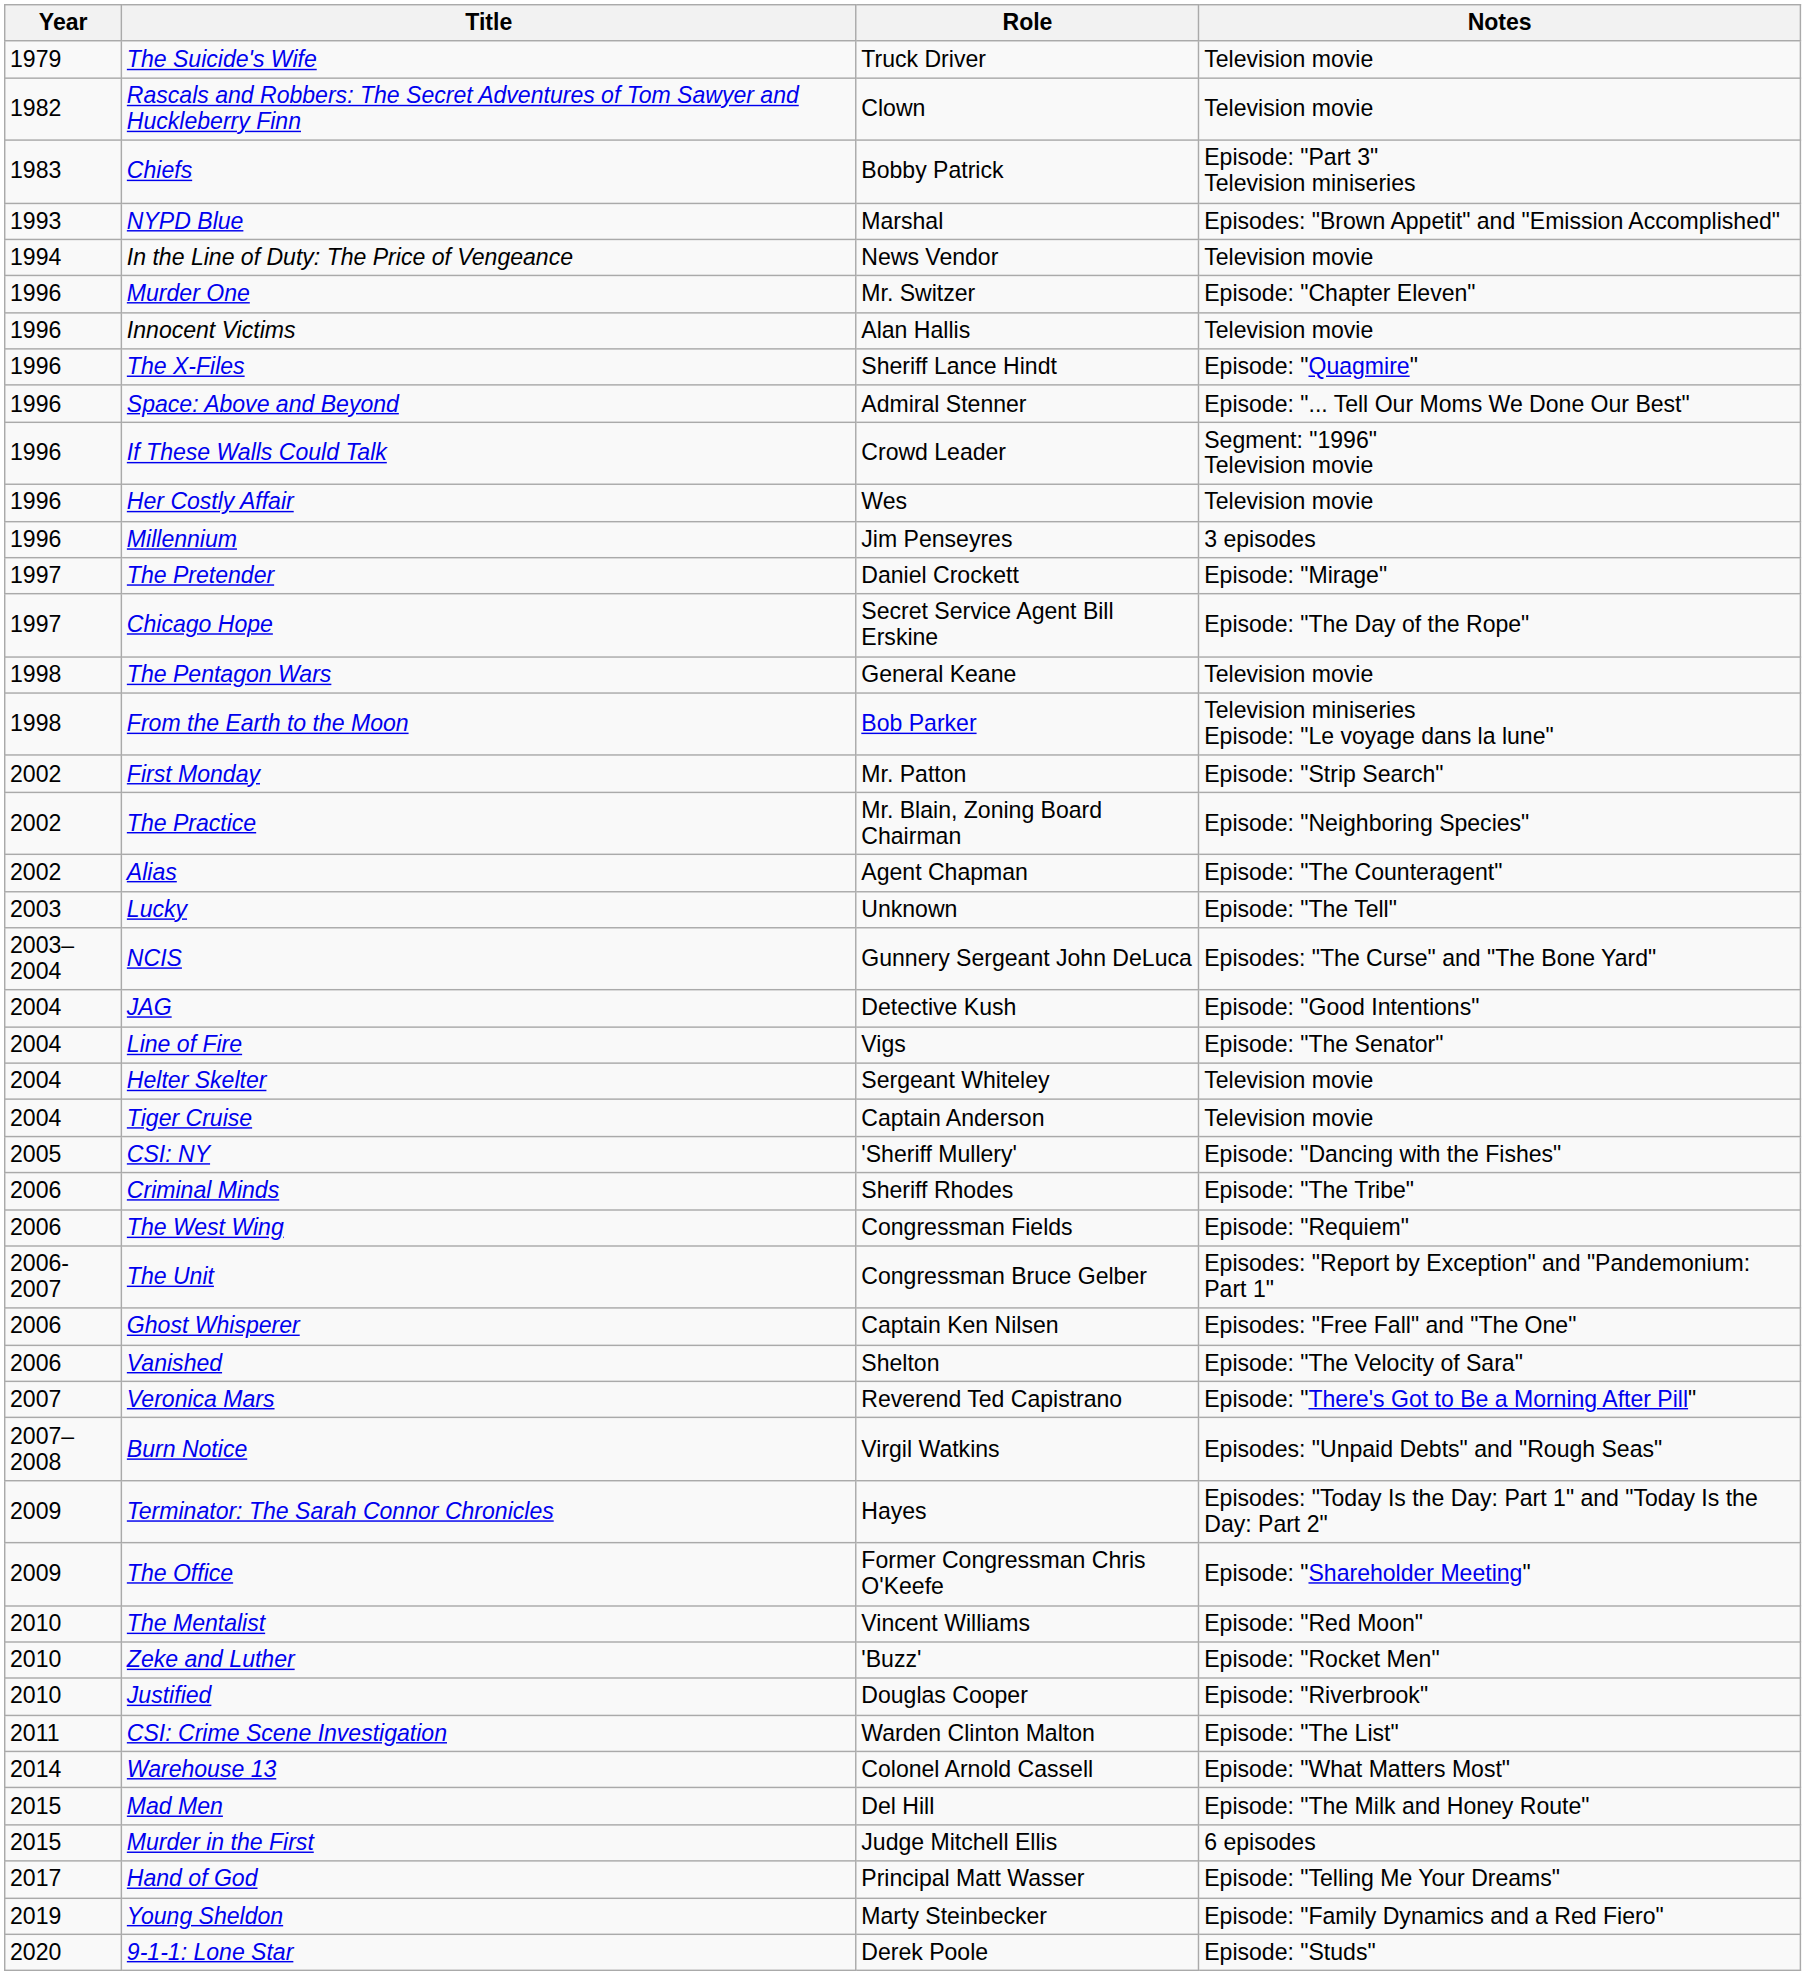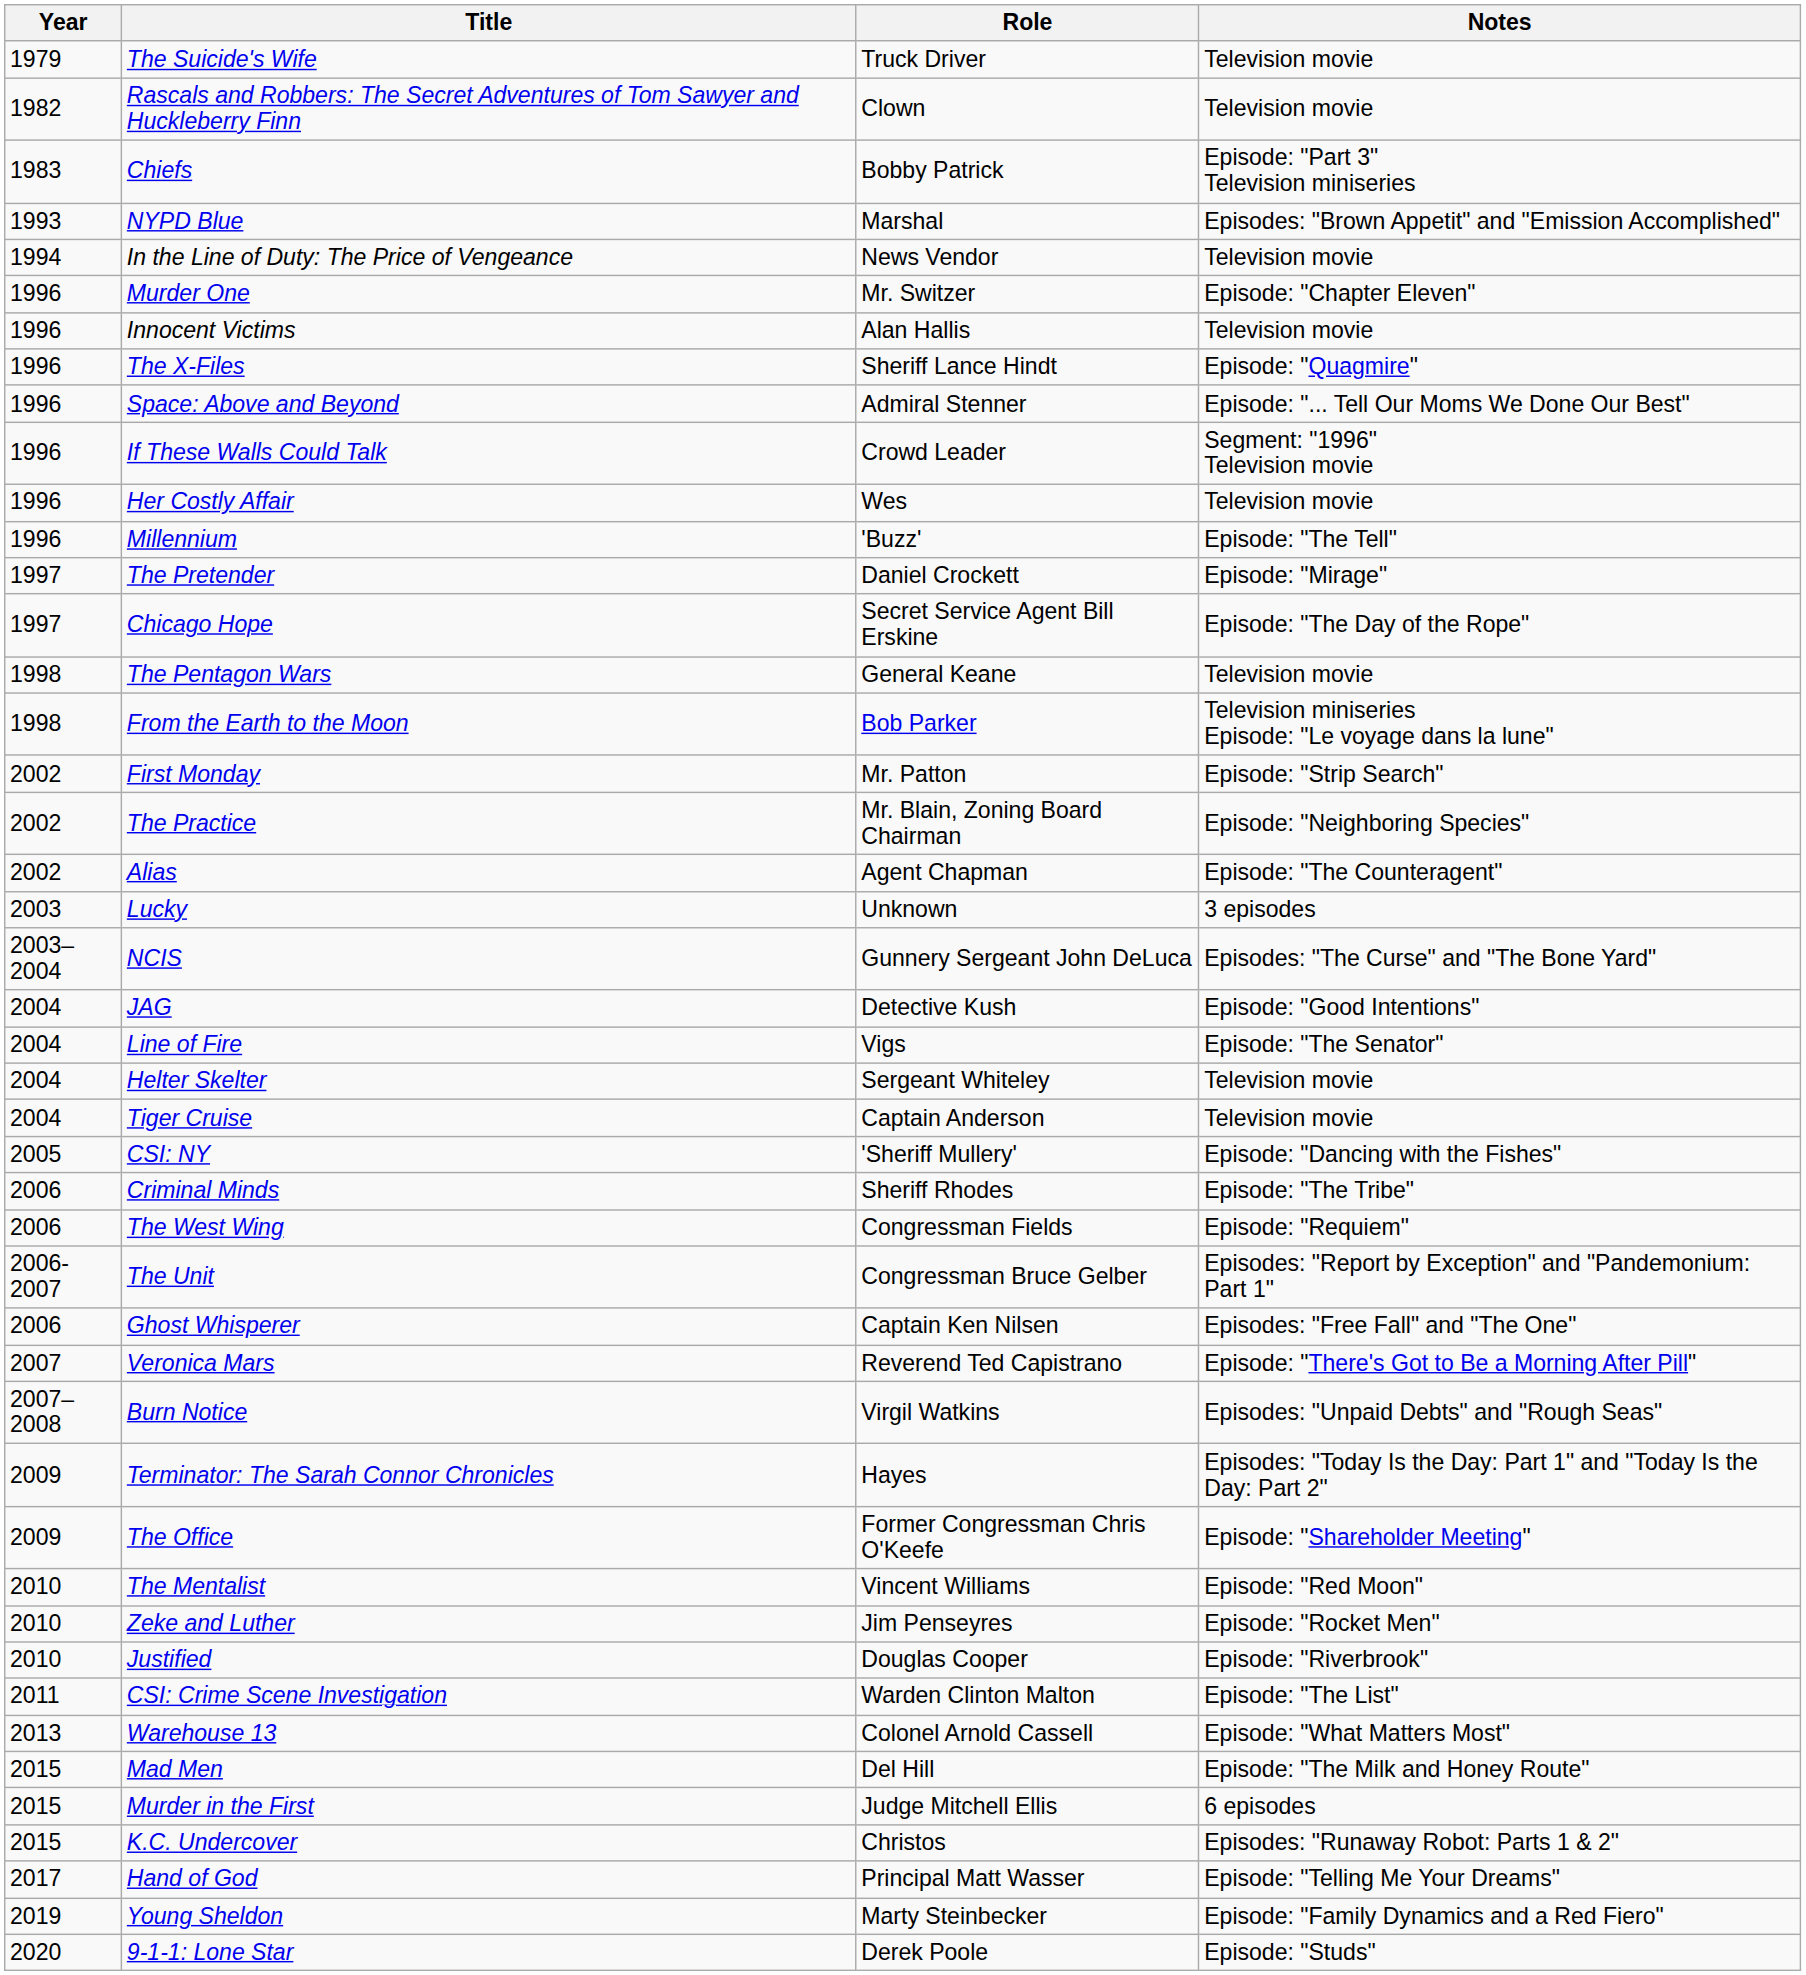(937, 539) Jim Penseyres -> (891, 539) 'Buzz'
(1260, 539) 3 episodes -> (1301, 539) Episode: "The Tell"
(1301, 909) Episode: "The Tell" -> (1260, 909) 3 episodes
- row: (174, 1362)
(891, 1659) 'Buzz' -> (937, 1623) Jim Penseyres
(36, 1769) 2014 -> (36, 1732) 2013
+ row: (212, 1842)
